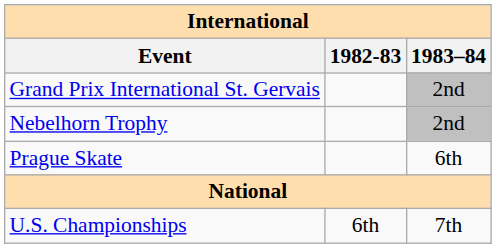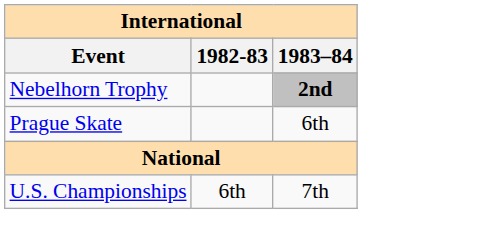- row: (165, 89)
(449, 123) normal -> (315, 89) bold
